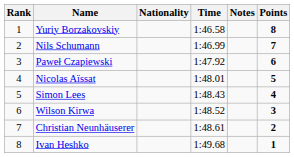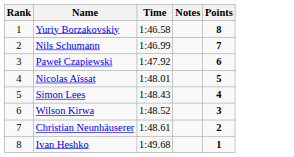- column: (164, 12)
